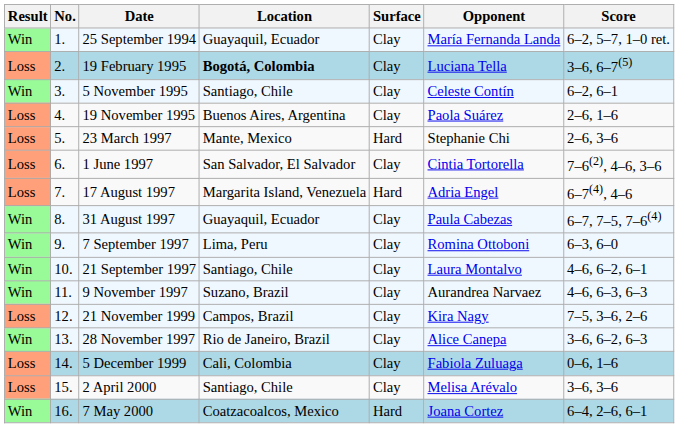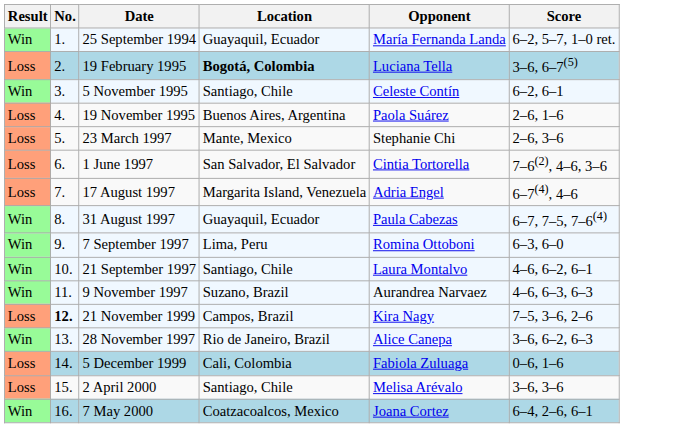- column: (397, 15)
(63, 315) normal -> (63, 315) bold
